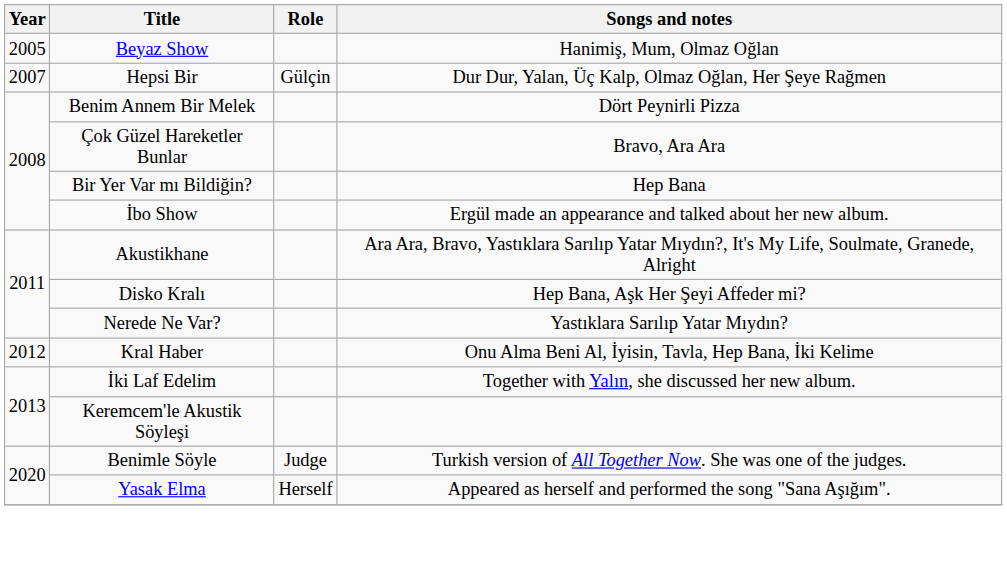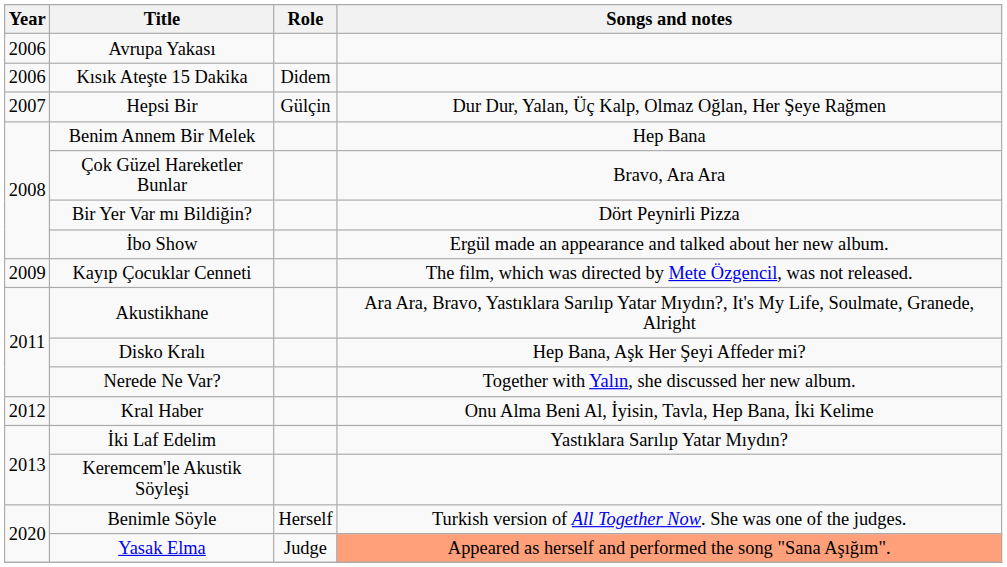- row: (27, 48)
+ row: (27, 48)
+ row: (27, 77)
(669, 106) Dört Peynirli Pizza -> (669, 135) Hep Bana
(669, 185) Hep Bana -> (669, 214) Dört Peynirli Pizza
+ row: (27, 273)
(669, 323) Yastıklara Sarılıp Yatar Mıydın? -> (669, 381) Together with Yalın, she discussed her new album.
(669, 381) Together with Yalın, she discussed her new album. -> (669, 439) Yastıklara Sarılıp Yatar Mıydın?
(305, 460) Judge -> (305, 518) Herself
(305, 489) Herself -> (305, 548) Judge
(669, 489) no background -> (669, 548) lightsalmon background
